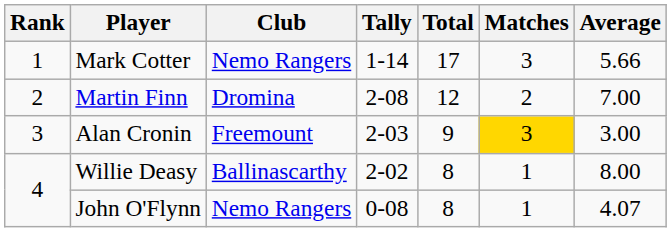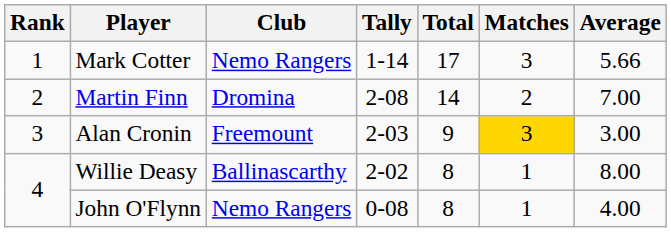(448, 97) 12 -> (448, 97) 14
(620, 208) 4.07 -> (620, 208) 4.00
